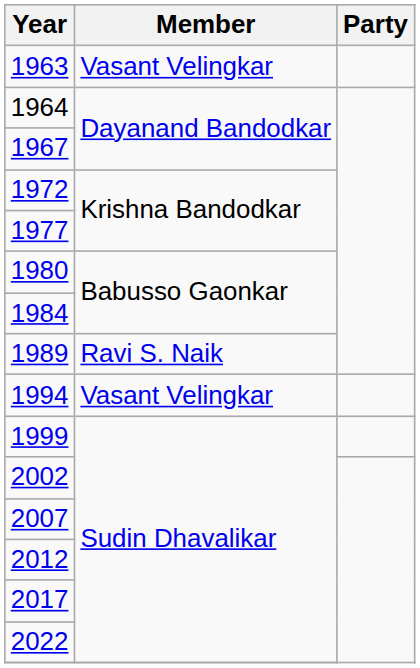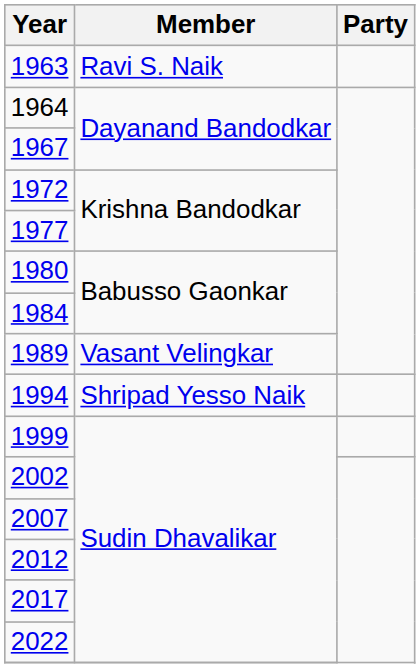(177, 66) Vasant Velingkar -> (152, 66) Ravi S. Naik
(152, 353) Ravi S. Naik -> (177, 353) Vasant Velingkar
(177, 395) Vasant Velingkar -> (193, 395) Shripad Yesso Naik
